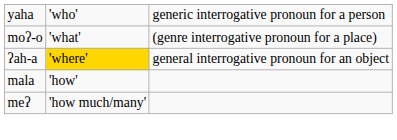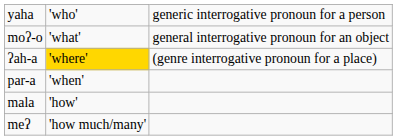(265, 37) (genre interrogative pronoun for a place) -> (271, 37) general interrogative pronoun for an object
(271, 59) general interrogative pronoun for an object -> (265, 59) (genre interrogative pronoun for a place)
+ row: (22, 80)
